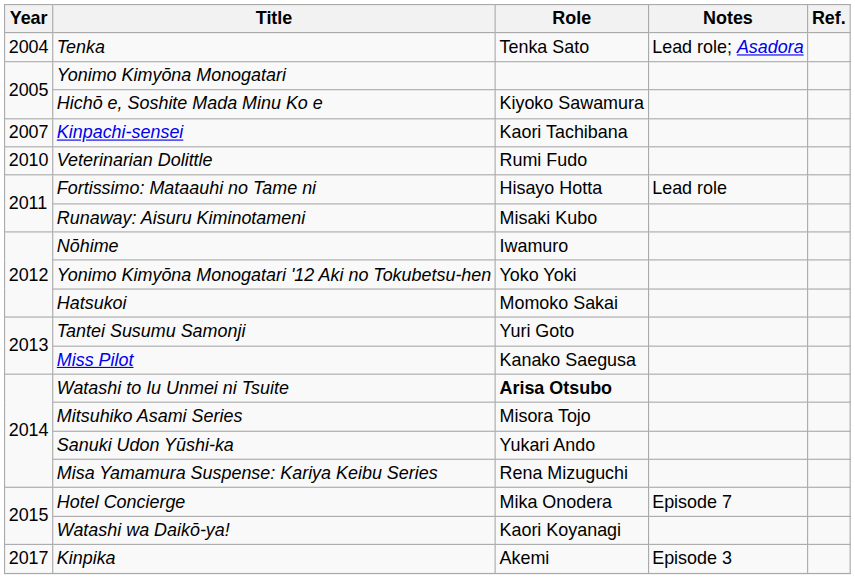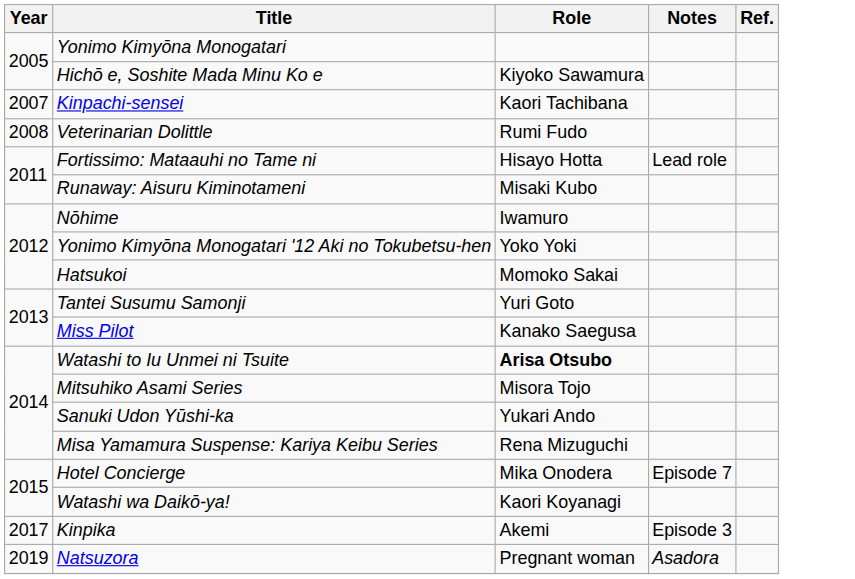- row: (81, 47)
(29, 160) 2010 -> (29, 132) 2008
+ row: (98, 558)
